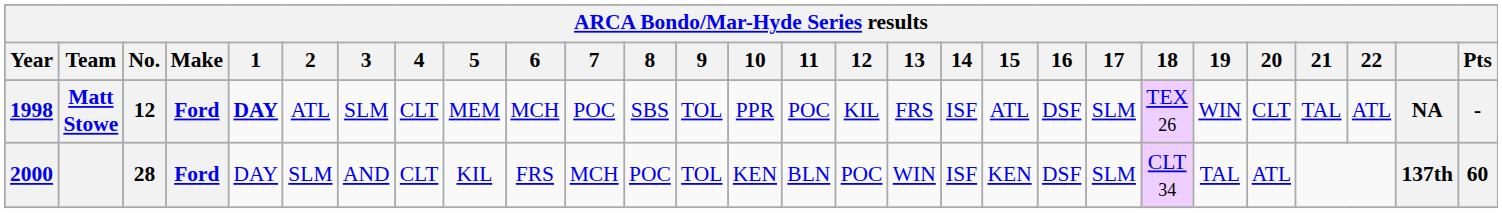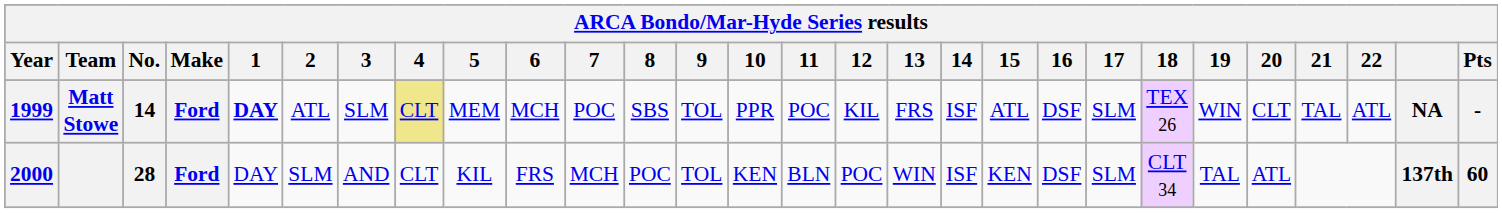(32, 110) 1998 -> (32, 110) 1999
(144, 110) 12 -> (144, 110) 14
(419, 110) no background -> (419, 110) khaki background
